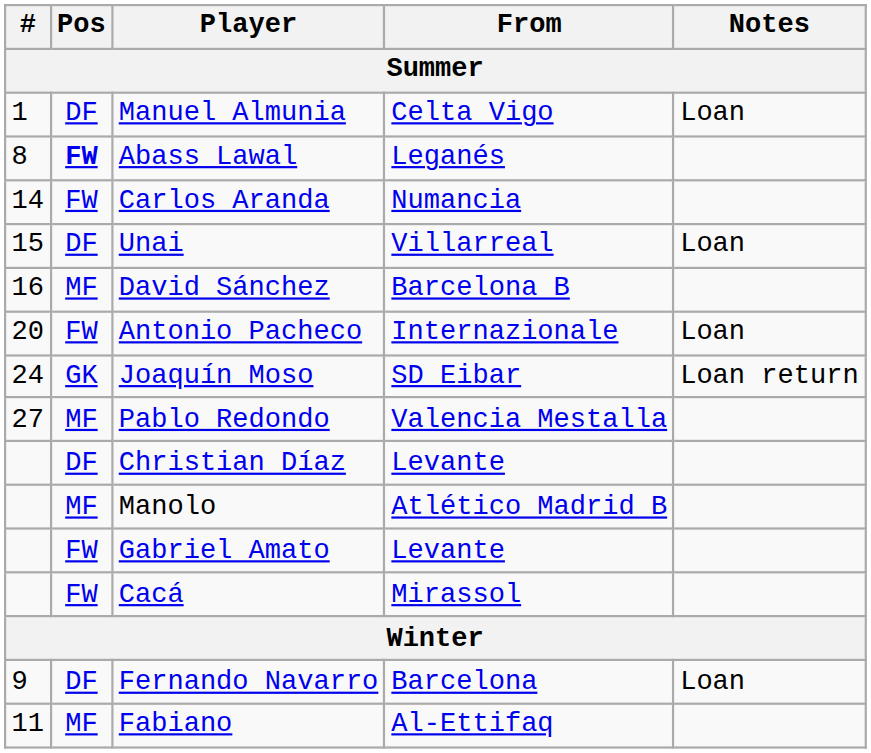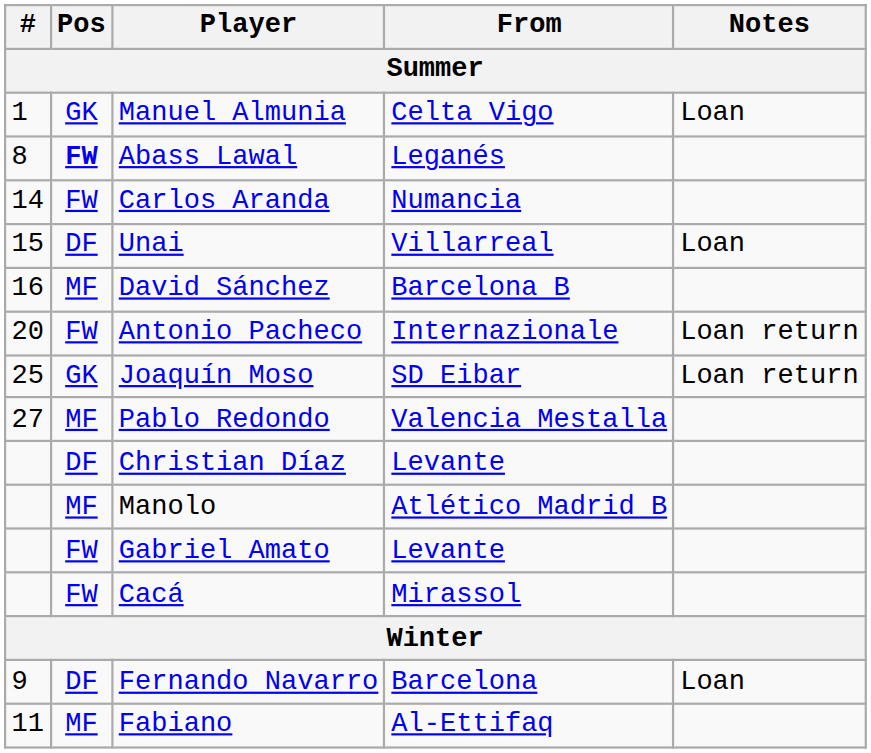(81, 115) DF -> (81, 115) GK
(713, 333) Loan -> (769, 333) Loan return
(28, 377) 24 -> (28, 377) 25
